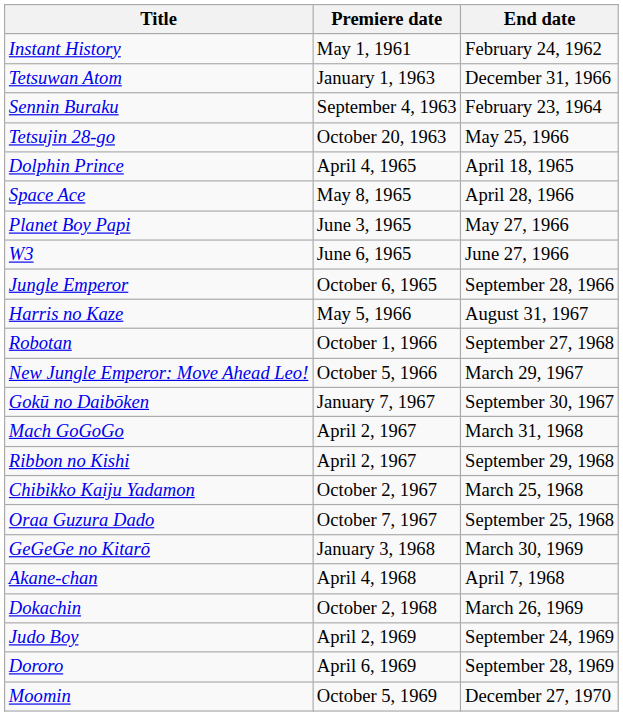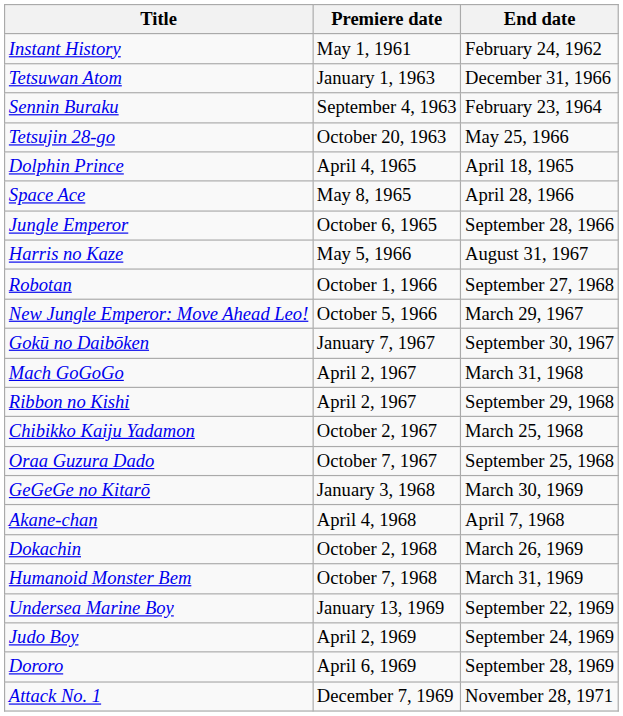- row: (70, 225)
- row: (21, 254)
+ row: (100, 578)
+ row: (91, 607)
- row: (40, 696)
+ row: (55, 696)
